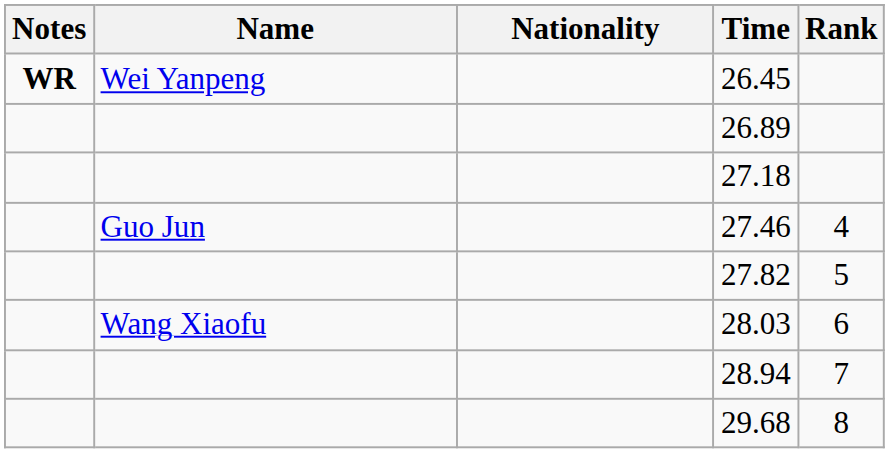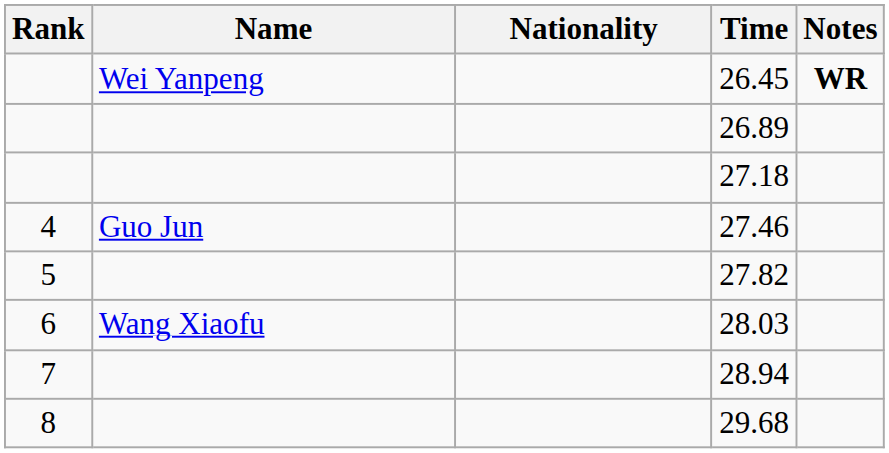columns swapped: (841, 29) <-> (49, 29)
